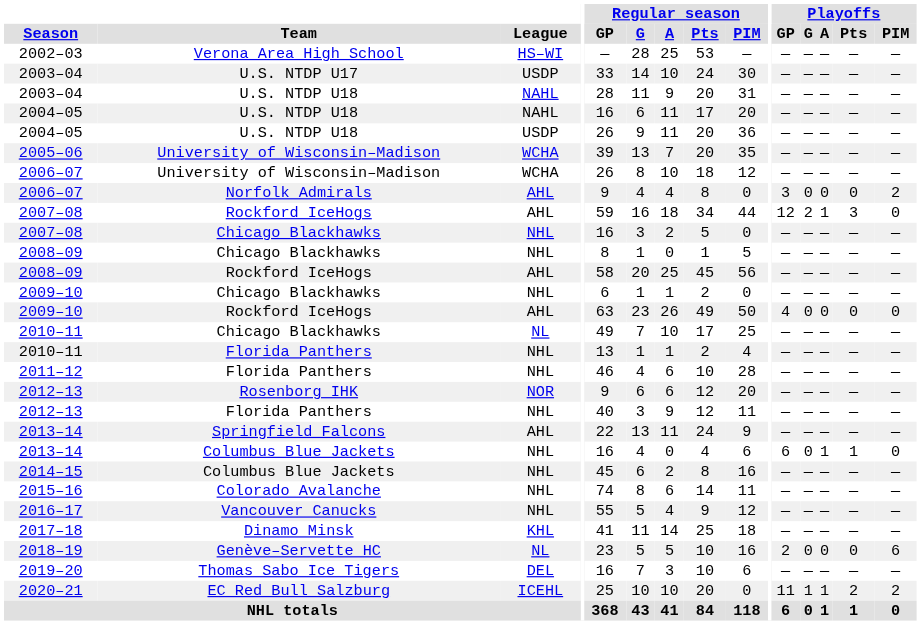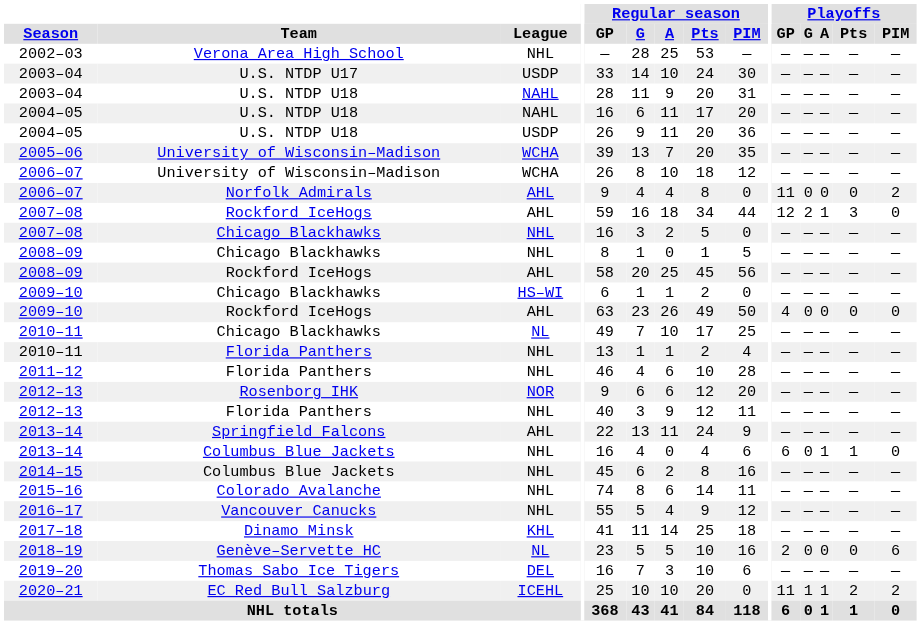(540, 54) HS–WI -> (540, 54) NHL
(786, 193) 3 -> (786, 193) 11
(540, 292) NHL -> (540, 292) HS–WI
